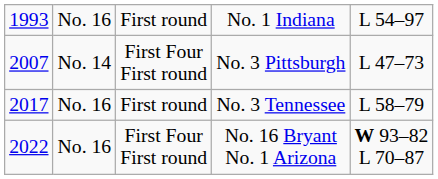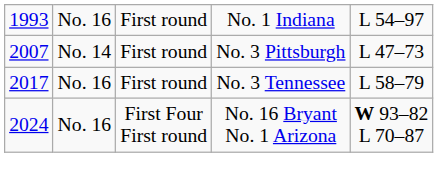(164, 62) First Four First round -> (164, 51) First round
(29, 146) 2022 -> (29, 124) 2024
